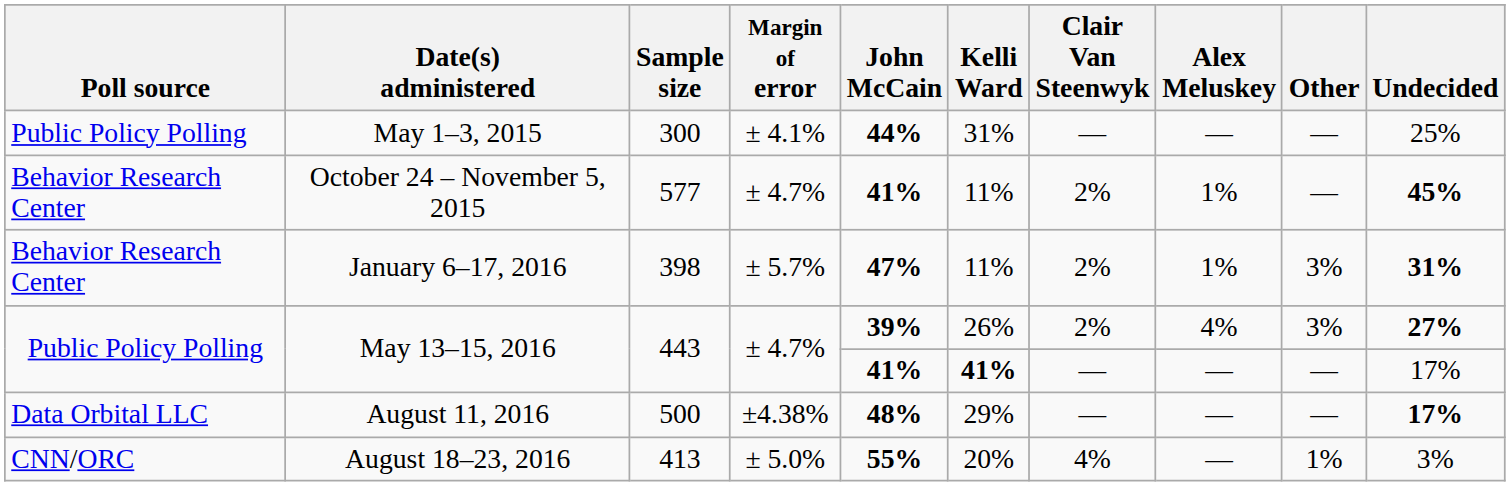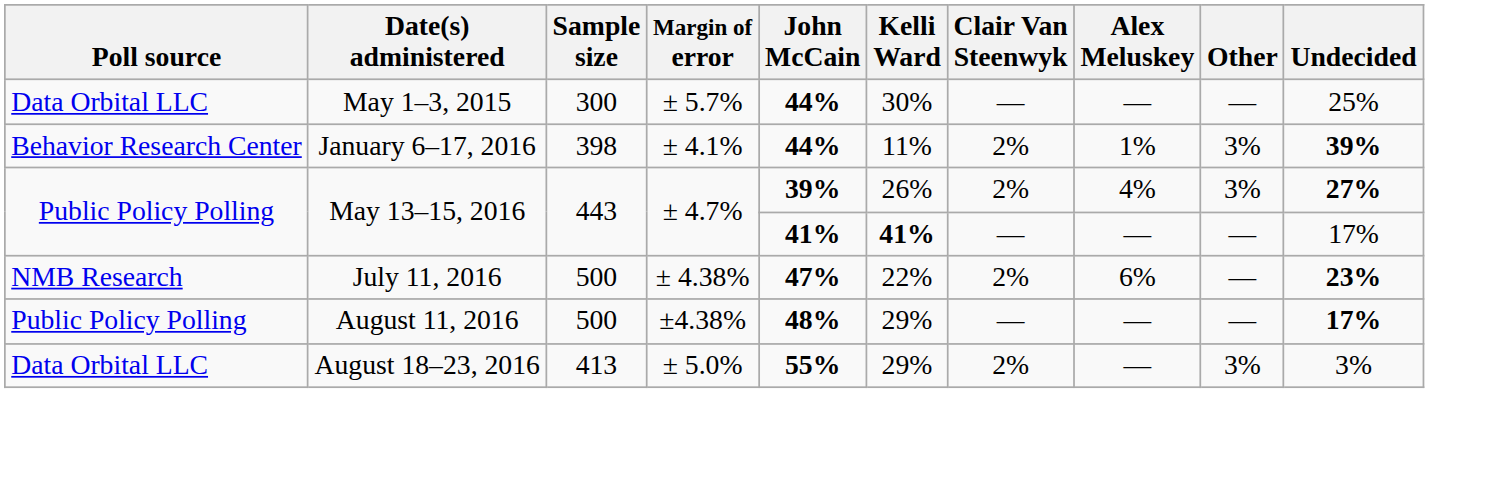(129, 132) Public Policy Polling -> (110, 101) Data Orbital LLC
(785, 132) ± 4.1% -> (703, 101) ± 5.7%
(989, 132) 31% -> (907, 101) 30%
- row: (458, 192)
(785, 267) ± 5.7% -> (703, 145) ± 4.1%
(894, 267) 47% -> (813, 145) 44%
(1435, 267) 31% -> (1354, 145) 39%
+ row: (427, 277)
(110, 414) Data Orbital LLC -> (129, 320) Public Policy Polling
(73, 458) CNN/ORC -> (110, 364) Data Orbital LLC
(989, 458) 20% -> (907, 364) 29%
(1092, 458) 4% -> (1011, 364) 2%
(1324, 458) 1% -> (1242, 364) 3%
